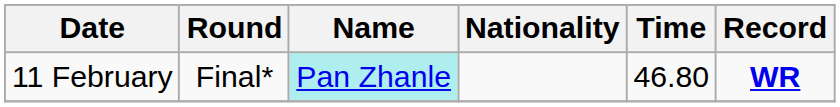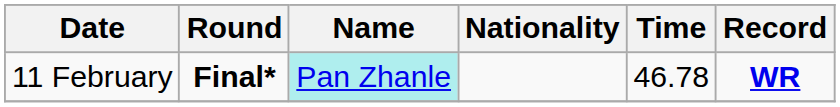(235, 76) normal -> (235, 76) bold
(671, 76) 46.80 -> (671, 76) 46.78
